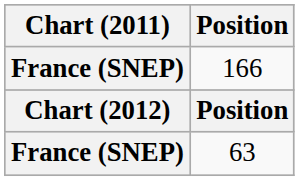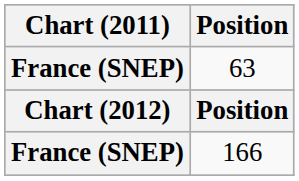rows swapped: (242, 152) <-> (242, 68)
